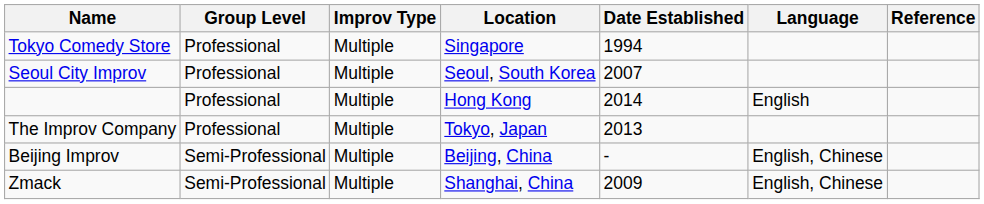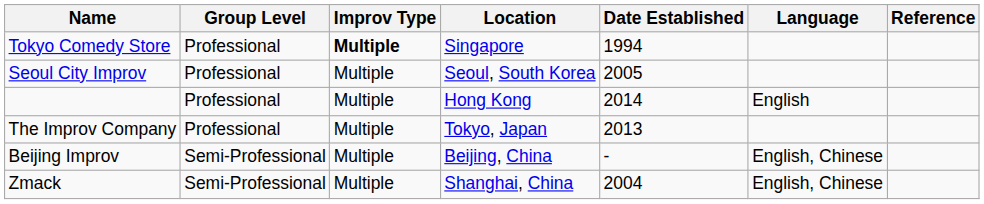(364, 45) normal -> (367, 45) bold
(623, 73) 2007 -> (623, 73) 2005
(623, 184) 2009 -> (623, 184) 2004
